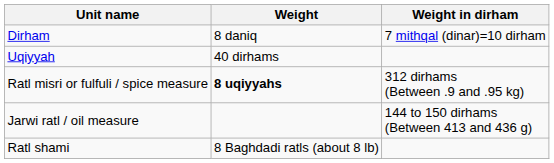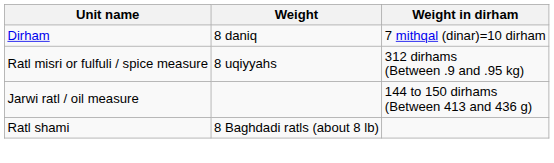- row: (31, 56)
(248, 84) bold -> (245, 63) normal
